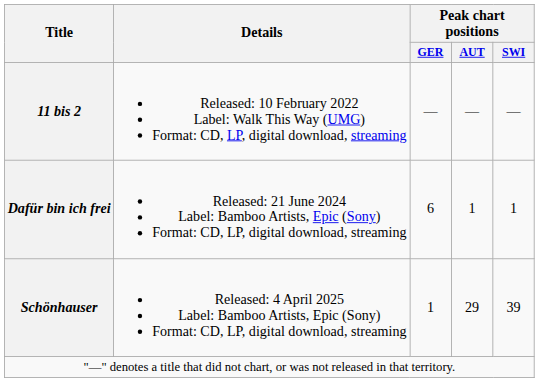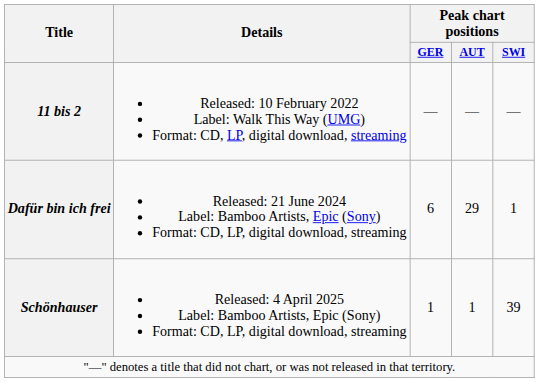(472, 209) 1 -> (472, 209) 29
(472, 307) 29 -> (472, 307) 1
